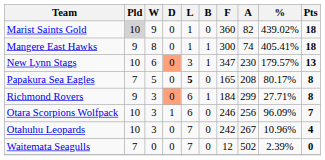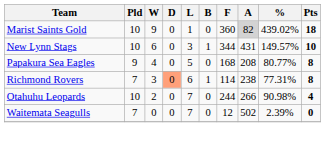(135, 29) lightgrey background -> (135, 29) no background
(248, 29) no background -> (248, 29) lightgrey background
- row: (52, 46)
(172, 63) lightsalmon background -> (172, 46) no background
(227, 63) 347 -> (227, 46) 344
(248, 63) 230 -> (248, 46) 431
(280, 63) 179.57% -> (280, 46) 149.57%
(311, 63) 13 -> (311, 46) 10
(135, 79) 7 -> (135, 63) 9
(154, 79) 5 -> (154, 63) 4
(190, 79) bold -> (190, 63) normal
(227, 79) 165 -> (227, 63) 168
(280, 79) 80.17% -> (280, 63) 80.77%
(135, 96) 9 -> (135, 79) 7
(227, 96) 184 -> (227, 79) 114
(248, 96) 299 -> (248, 79) 238
(280, 96) 27.71% -> (280, 79) 77.31%
- row: (63, 113)
(154, 130) 3 -> (154, 96) 2
(227, 130) 242 -> (227, 96) 244
(248, 130) 267 -> (248, 96) 266
(280, 130) 10.96% -> (280, 96) 90.98%
